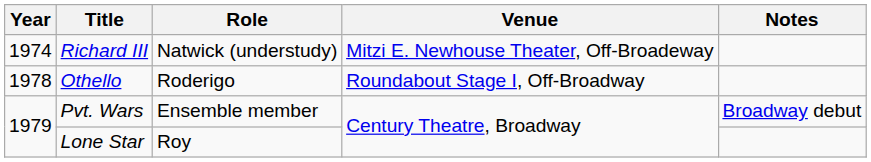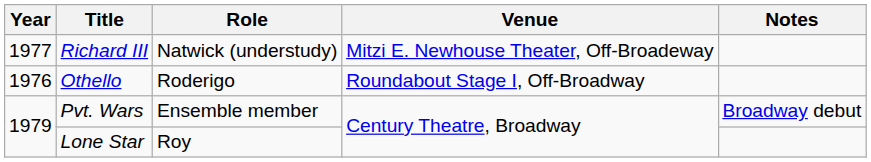(30, 50) 1974 -> (30, 50) 1977
(30, 80) 1978 -> (30, 80) 1976
